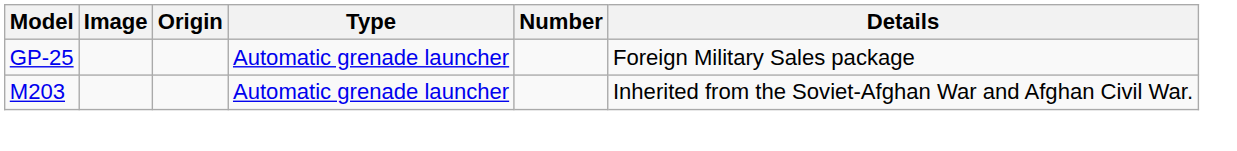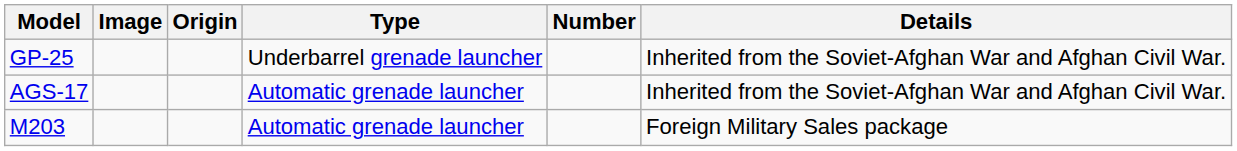(371, 57) Automatic grenade launcher -> (395, 57) Underbarrel grenade launcher
(764, 57) Foreign Military Sales package -> (936, 57) Inherited from the Soviet-Afghan War and Afghan Civil War.
+ row: (49, 92)
(903, 92) Inherited from the Soviet-Afghan War and Afghan Civil War. -> (797, 127) Foreign Military Sales package
